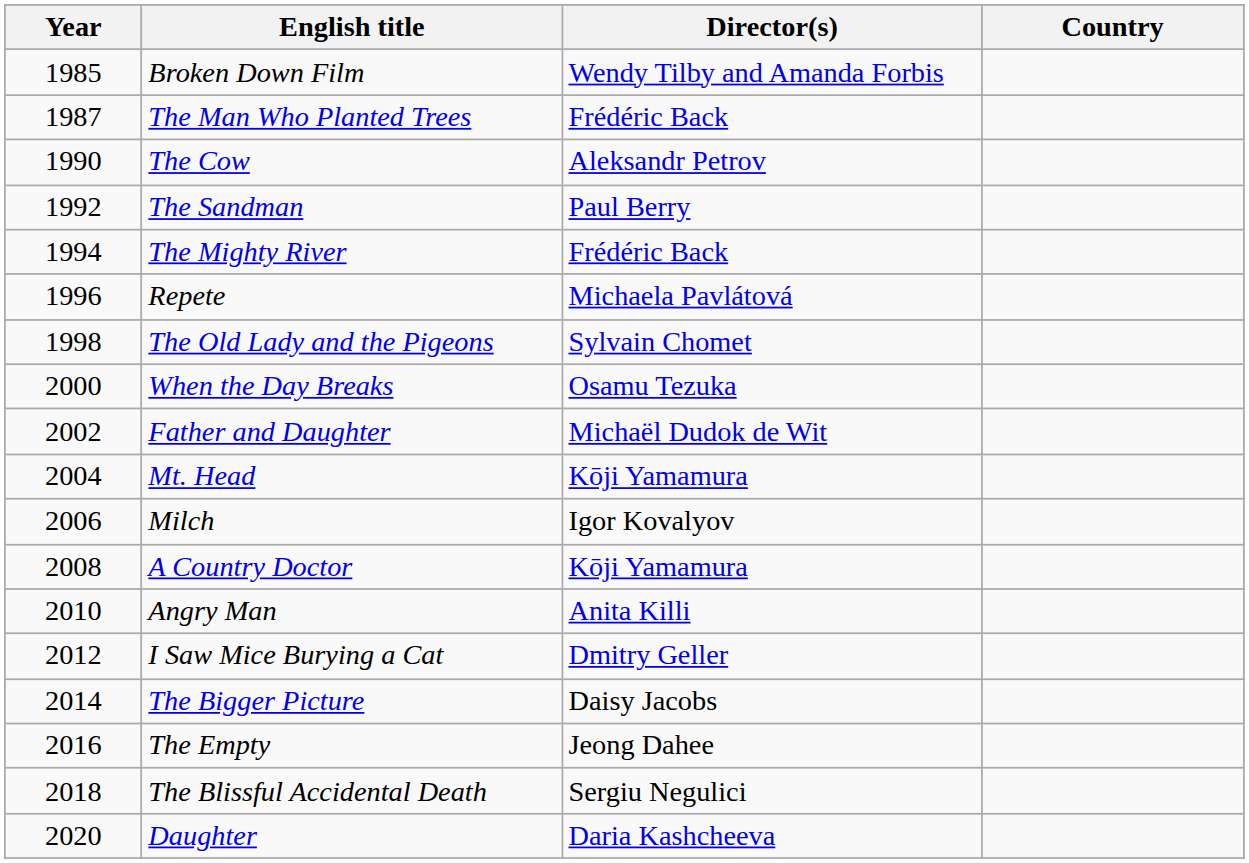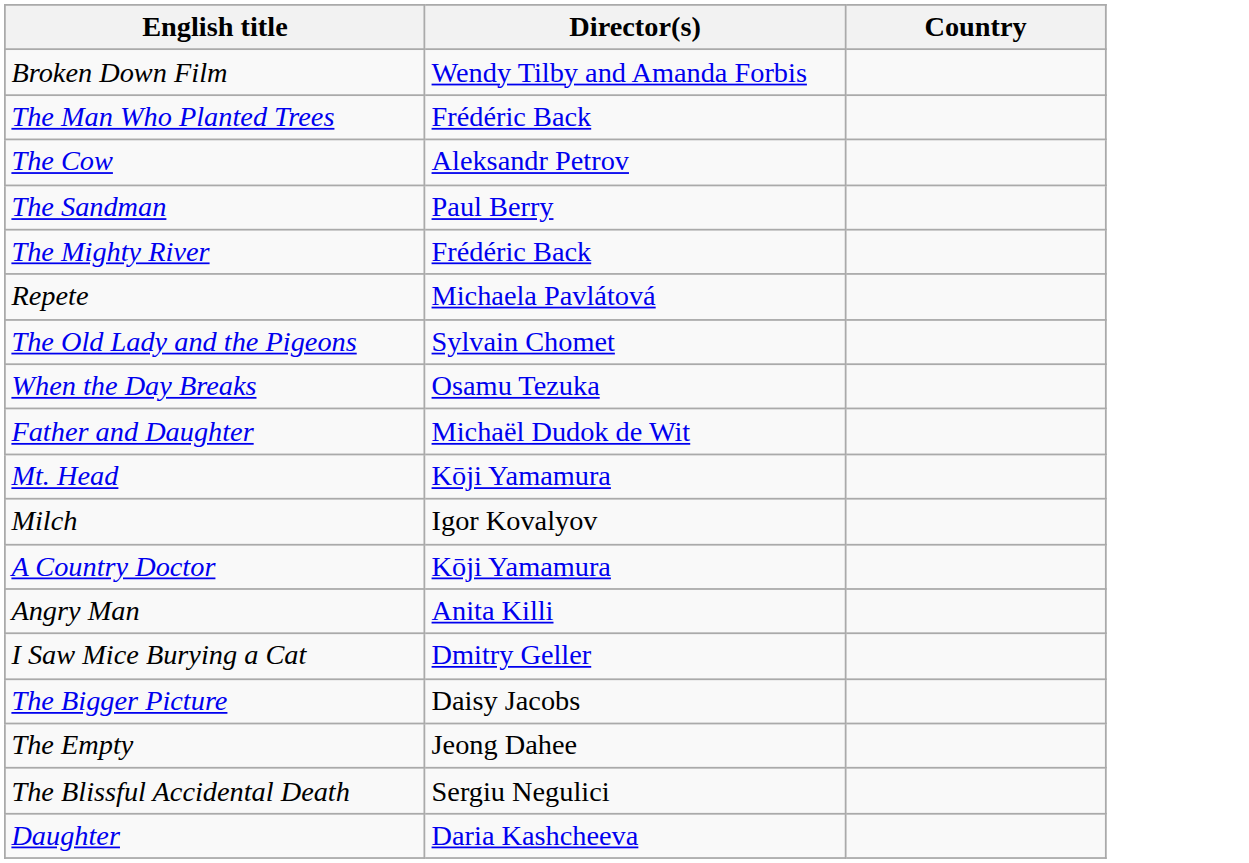- column: (73, 26)
